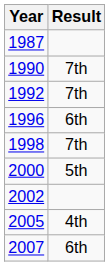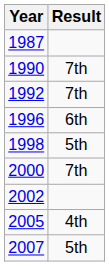(76, 145) 7th -> (76, 145) 5th
(76, 171) 5th -> (76, 171) 7th
(76, 247) 6th -> (76, 247) 5th
